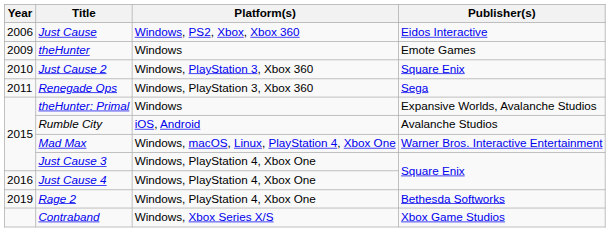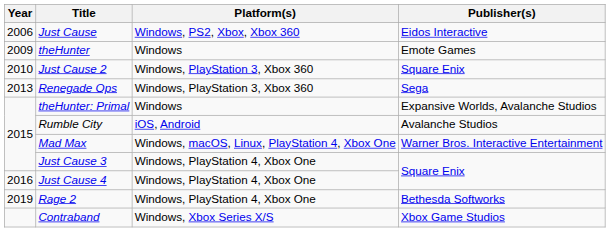(20, 87) 2011 -> (20, 87) 2013
